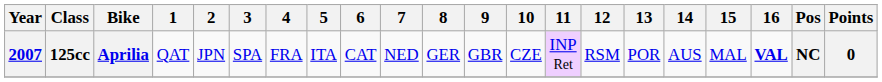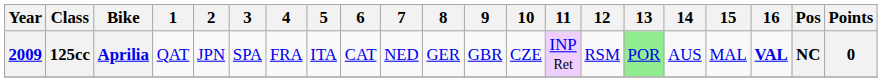(25, 53) 2007 -> (25, 53) 2009
(644, 53) no background -> (644, 53) lightgreen background
